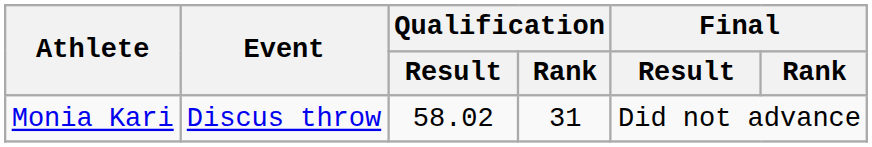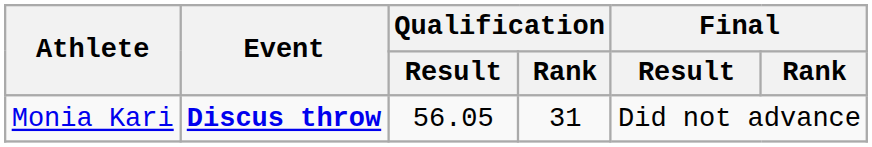(284, 118) normal -> (284, 118) bold
(453, 118) 58.02 -> (453, 118) 56.05
